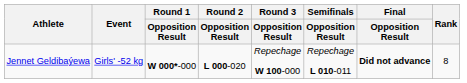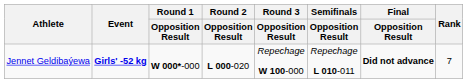(119, 62) normal -> (120, 62) bold
(446, 62) 8 -> (449, 62) 7
